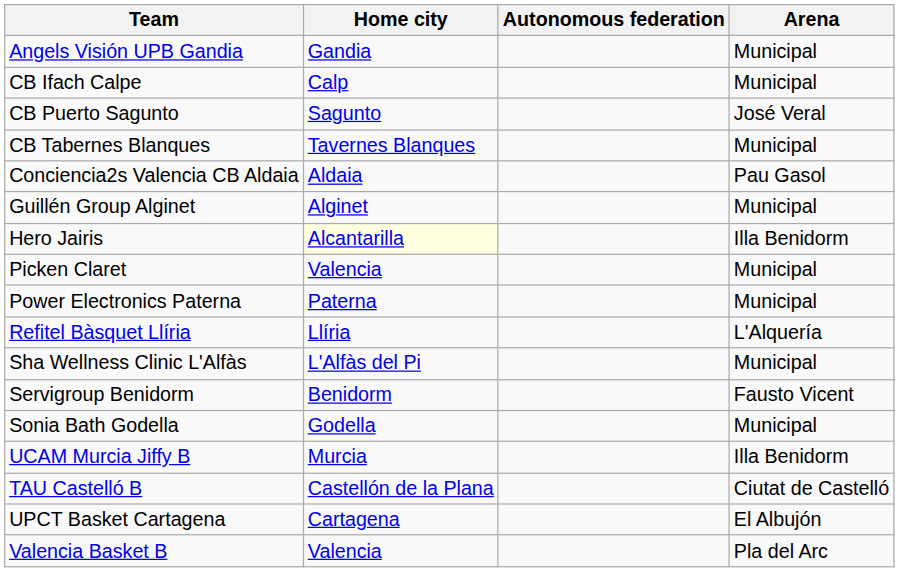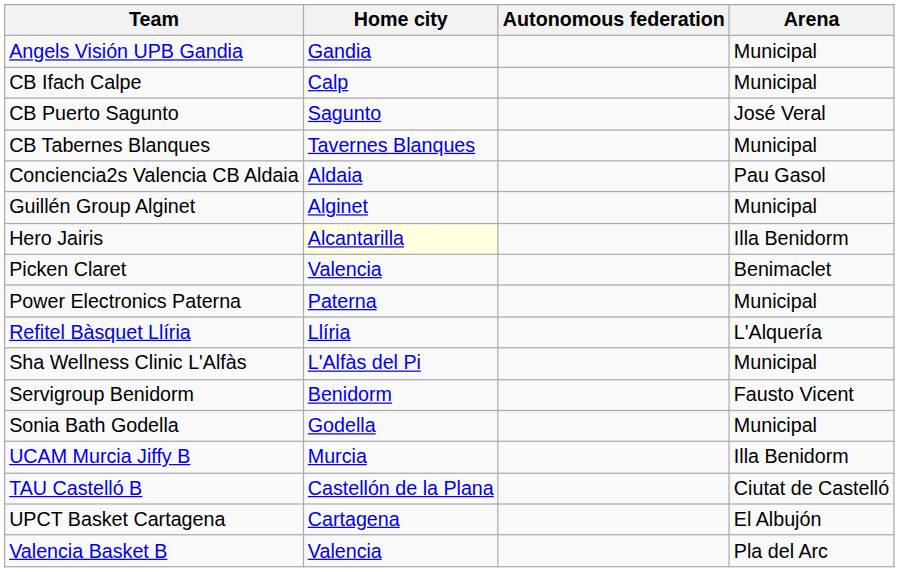(775, 269) Municipal -> (783, 269) Benimaclet
